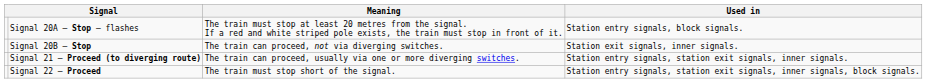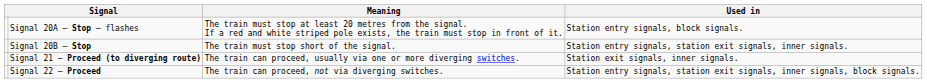(324, 46) The train can proceed, not via diverging switches. -> (300, 46) The train must stop short of the signal.
(653, 46) Station exit signals, inner signals. -> (707, 46) Station entry signals, station exit signals, inner signals.
(707, 59) Station entry signals, station exit signals, inner signals. -> (653, 59) Station exit signals, inner signals.
(300, 72) The train must stop short of the signal. -> (324, 72) The train can proceed, not via diverging switches.
